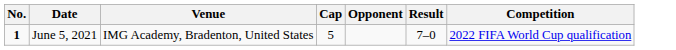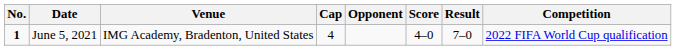+ column: (424, 14)
(331, 34) 5 -> (331, 34) 4
